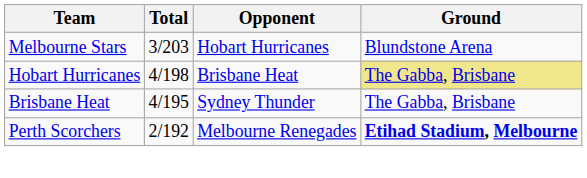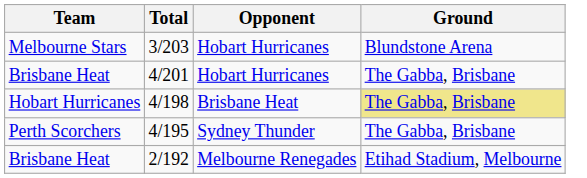+ row: (169, 74)
(59, 103) Brisbane Heat -> (65, 131) Perth Scorchers
(65, 131) Perth Scorchers -> (59, 159) Brisbane Heat
(471, 131) bold -> (463, 159) normal
